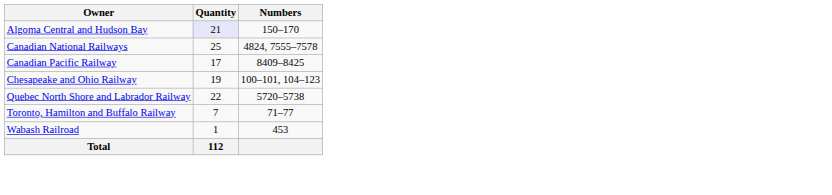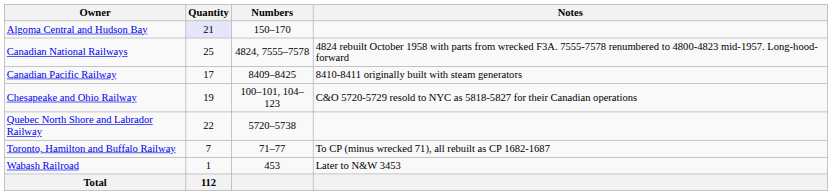+ column: (570, 12)
